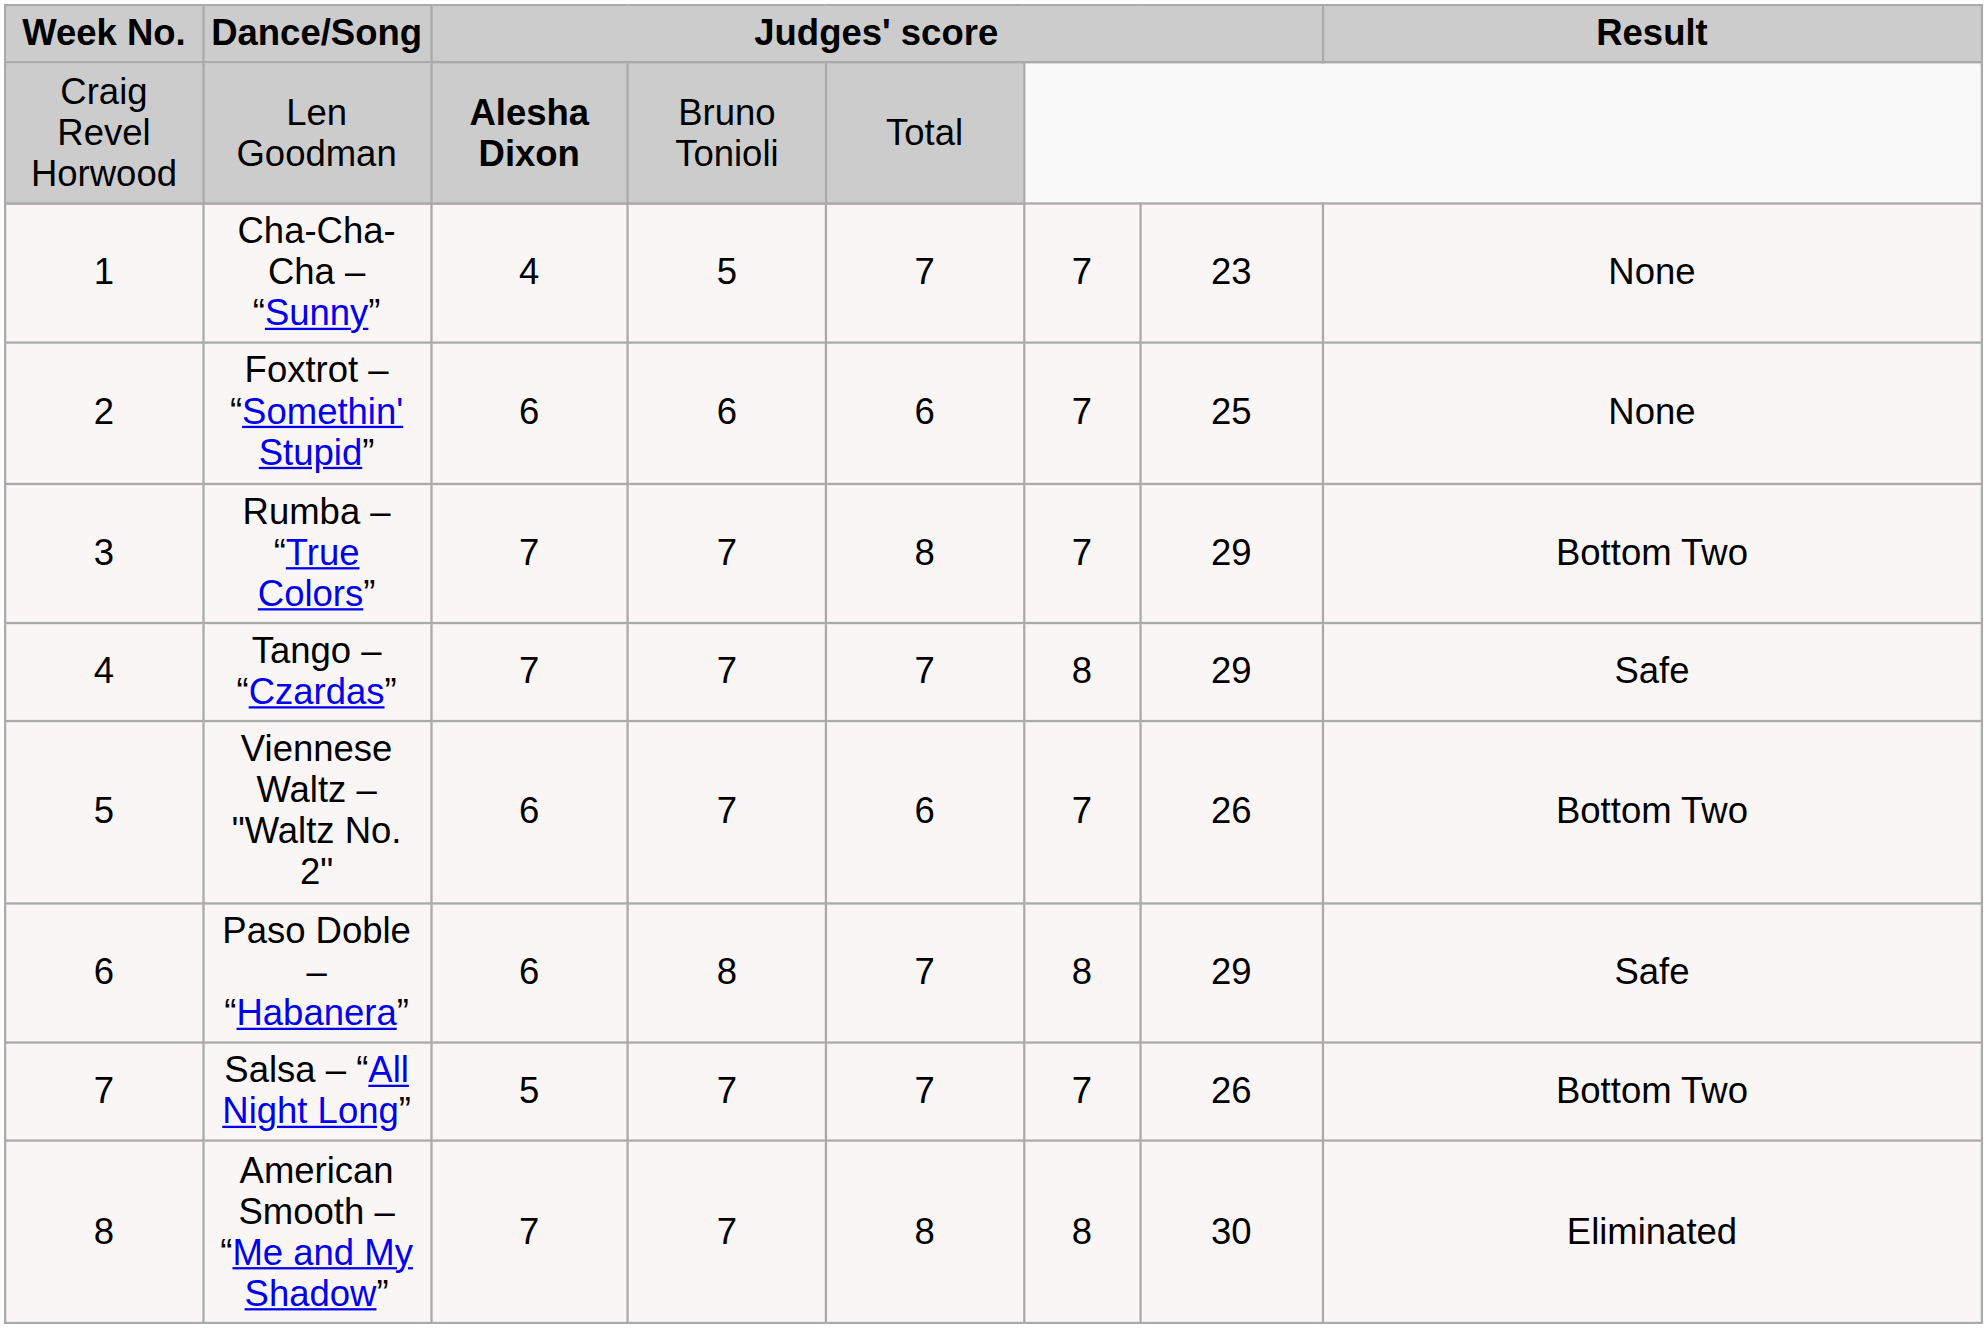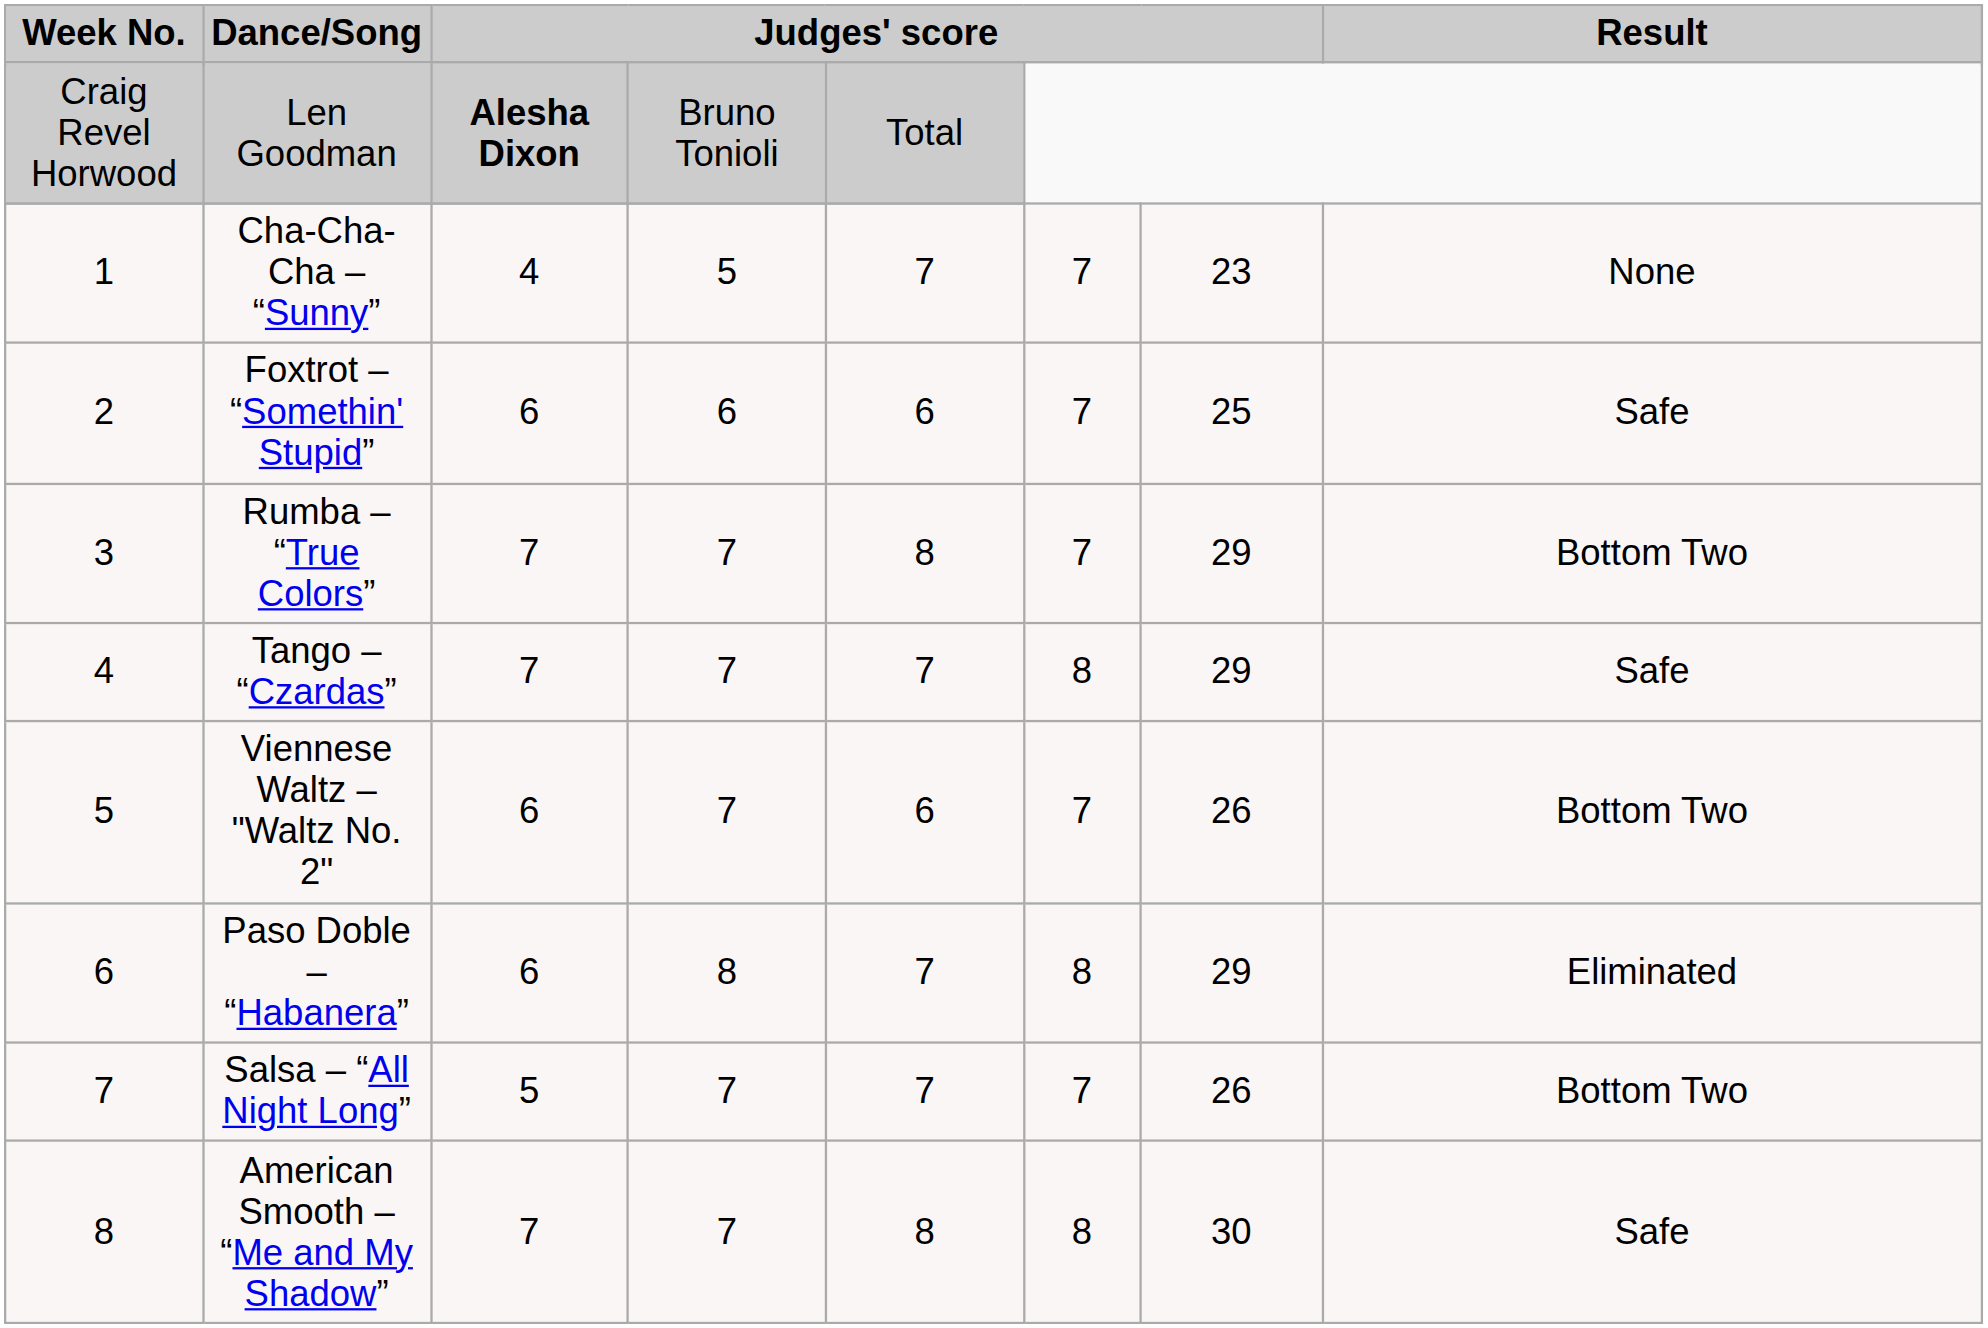(1652, 412) None -> (1652, 412) Safe
(1652, 971) Safe -> (1652, 971) Eliminated
(1652, 1231) Eliminated -> (1652, 1231) Safe
